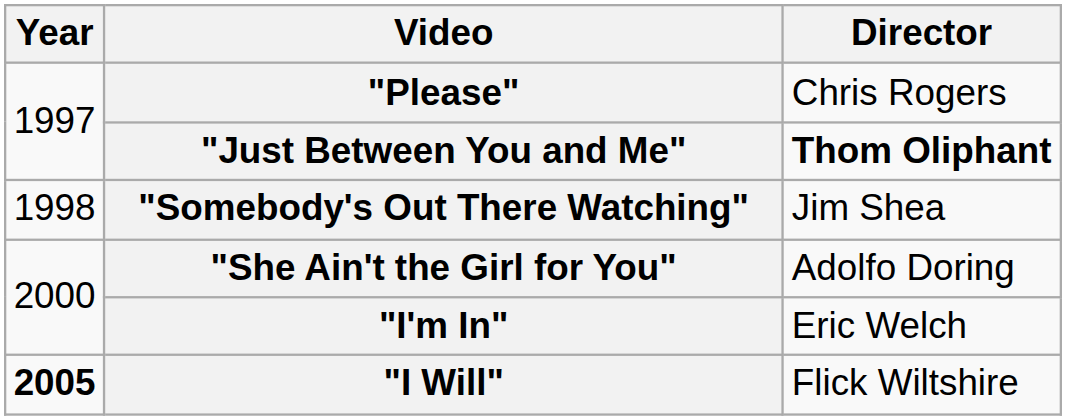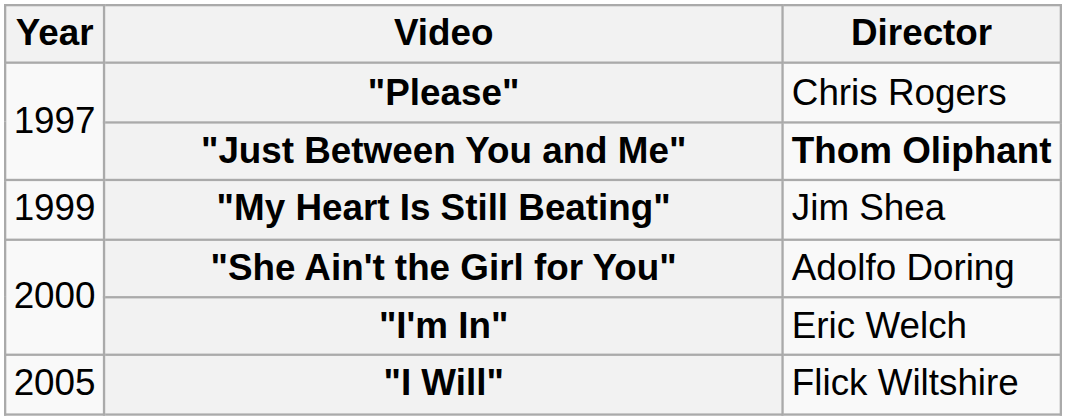- row: (444, 208)
+ row: (444, 208)
(55, 383) bold -> (55, 383) normal
